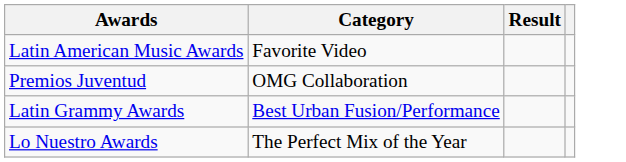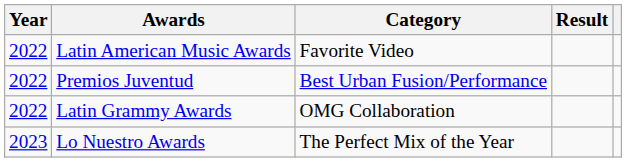+ column: (28, 19)
(330, 80) OMG Collaboration -> (423, 80) Best Urban Fusion/Performance
(376, 111) Best Urban Fusion/Performance -> (377, 111) OMG Collaboration
